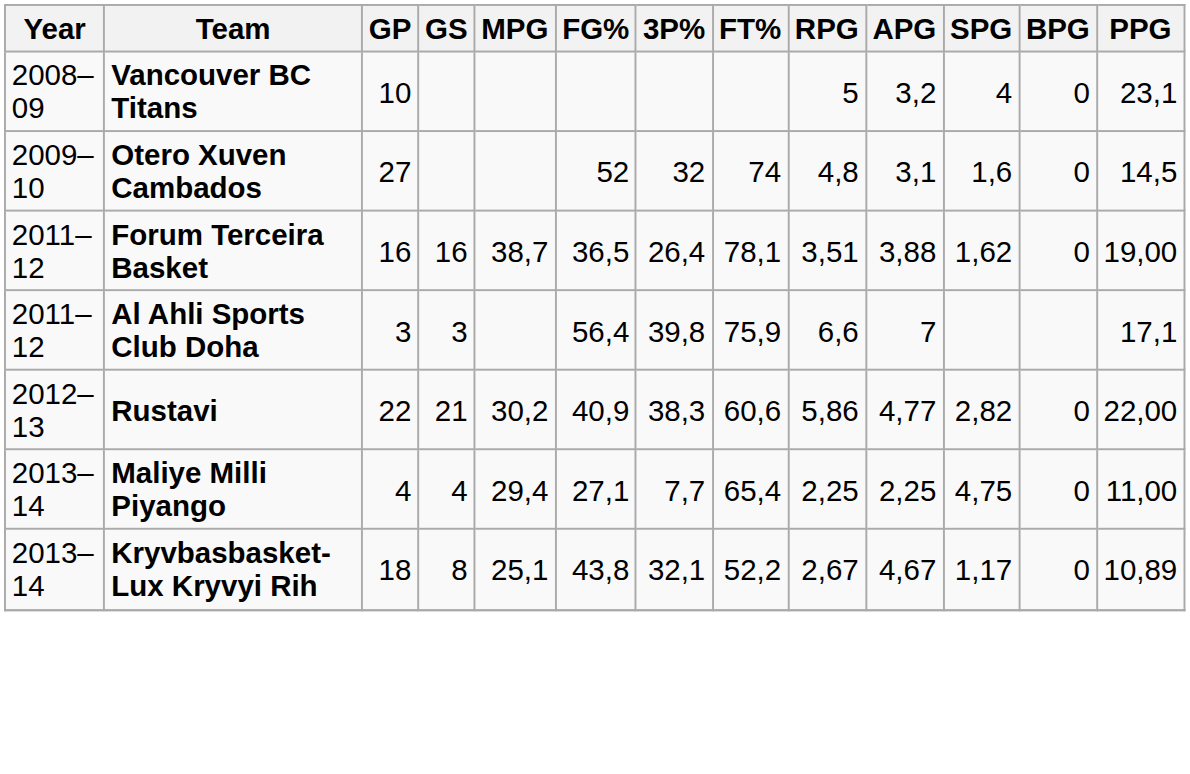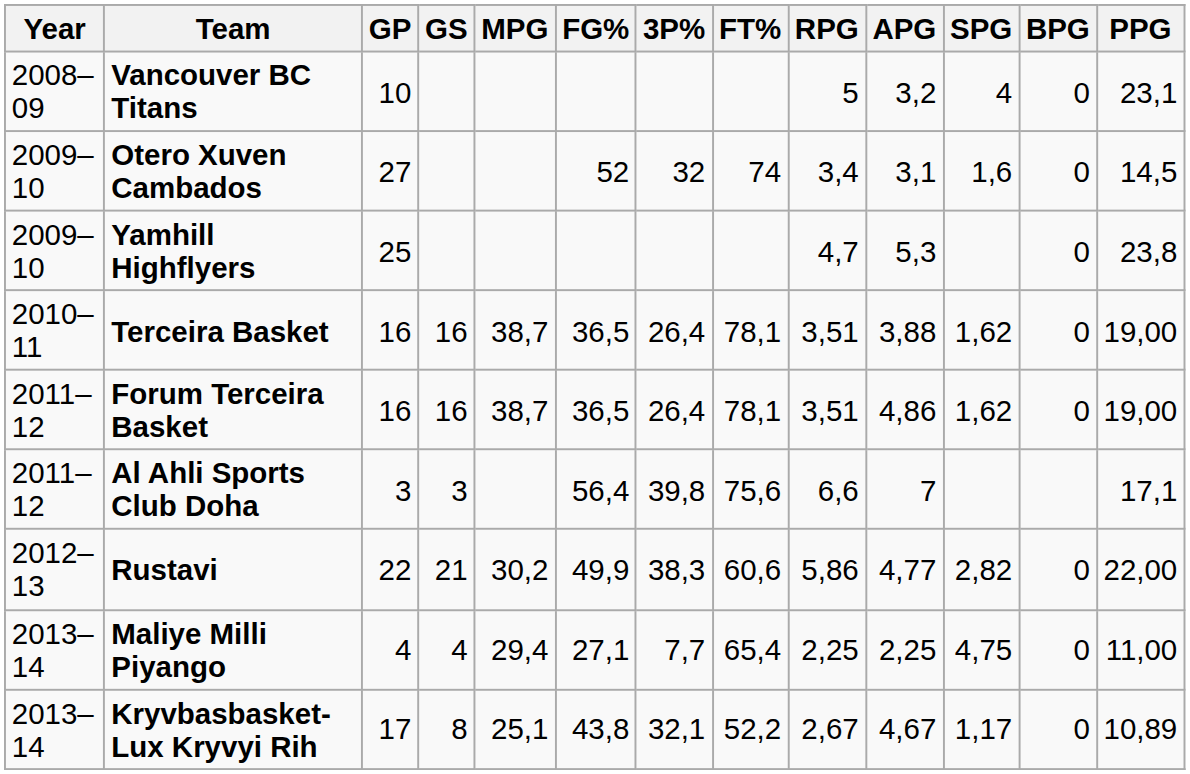(838, 171) 4,8 -> (838, 171) 3,4
+ row: (183, 251)
+ row: (220, 331)
(908, 251) 3,88 -> (908, 410) 4,86
(752, 331) 75,9 -> (752, 490) 75,6
(601, 410) 40,9 -> (601, 570) 49,9
(395, 570) 18 -> (395, 729) 17
